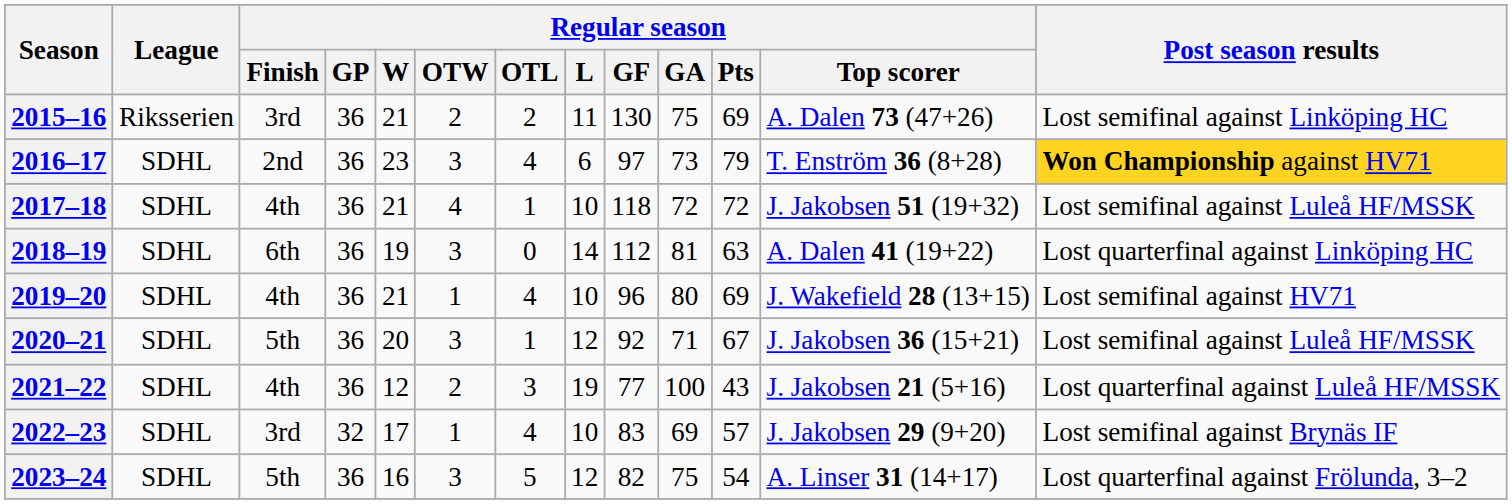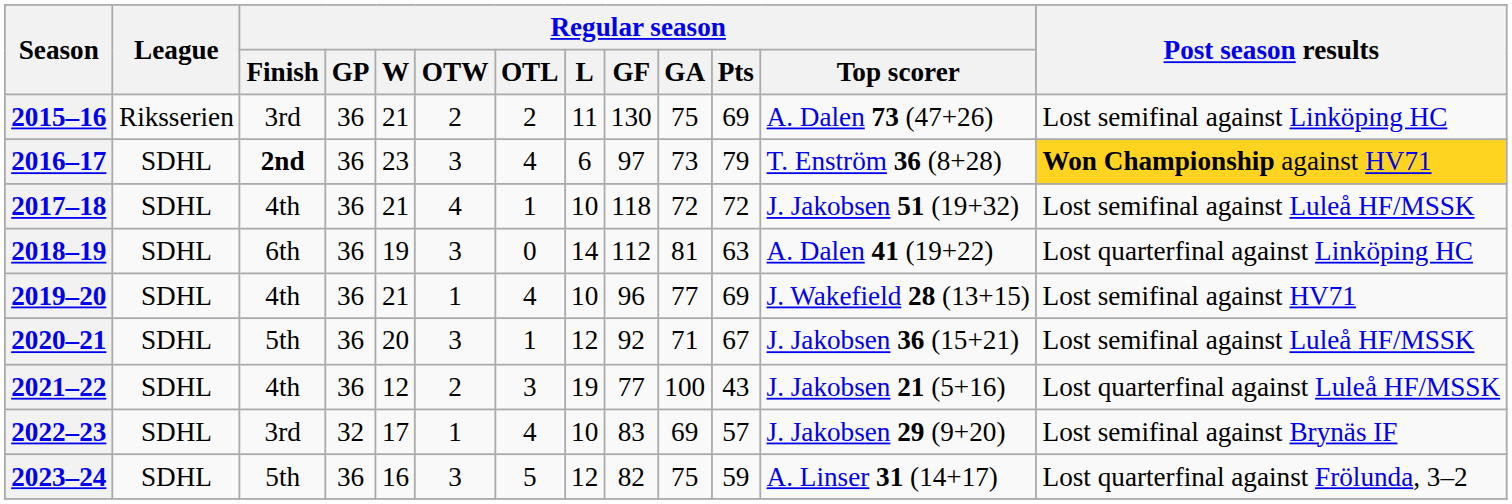(283, 161) normal -> (283, 161) bold
(685, 296) 80 -> (685, 296) 77
(736, 475) 54 -> (736, 475) 59
